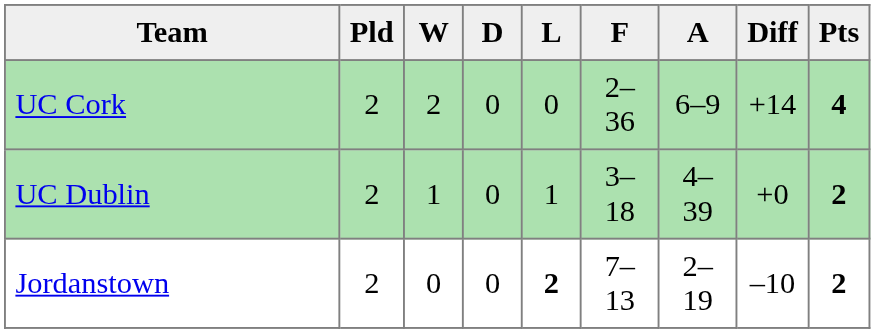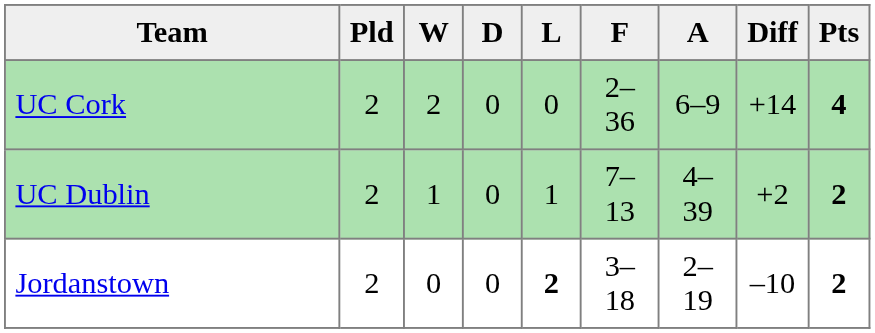(620, 193) 3–18 -> (620, 193) 7–13
(772, 193) +0 -> (772, 193) +2
(620, 282) 7–13 -> (620, 282) 3–18
